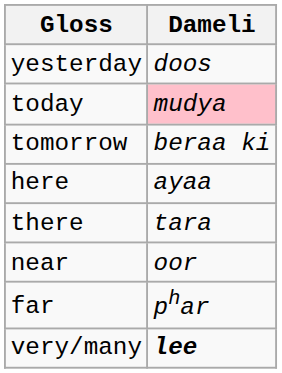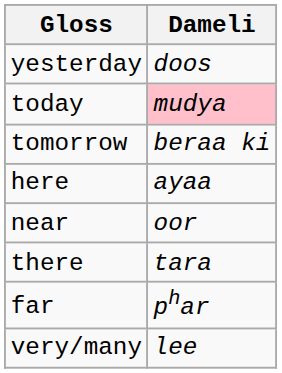rows swapped: (47, 223) <-> (40, 262)
(175, 348) bold -> (175, 348) normal
